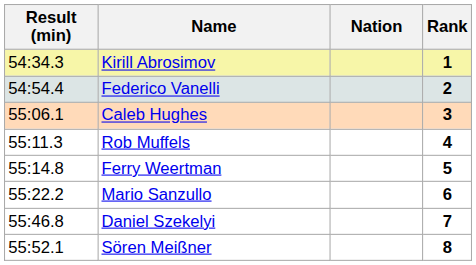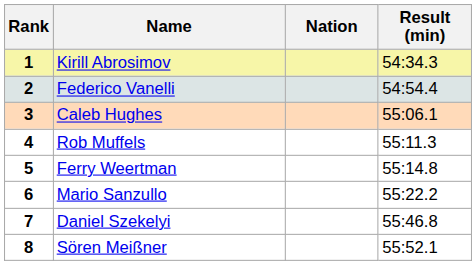columns swapped: (447, 27) <-> (51, 27)
